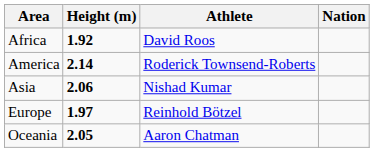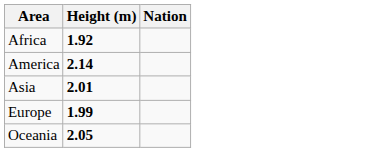- column: (229, 16)
(80, 87) 2.06 -> (80, 87) 2.01
(80, 111) 1.97 -> (80, 111) 1.99
